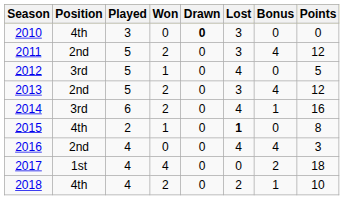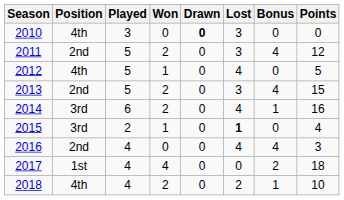(79, 71) 3rd -> (79, 71) 4th
(318, 90) 12 -> (318, 90) 15
(79, 128) 4th -> (79, 128) 3rd
(318, 128) 8 -> (318, 128) 4
